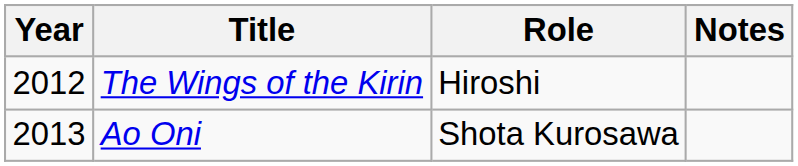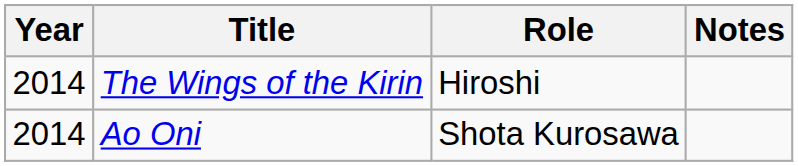(49, 82) 2012 -> (49, 82) 2014
(49, 134) 2013 -> (49, 134) 2014
